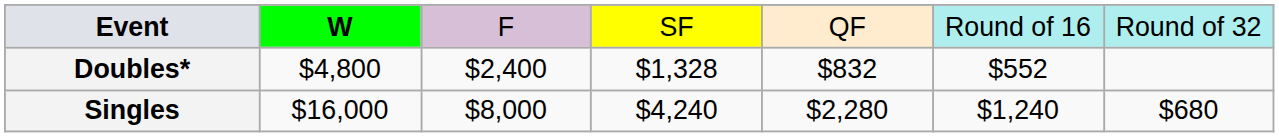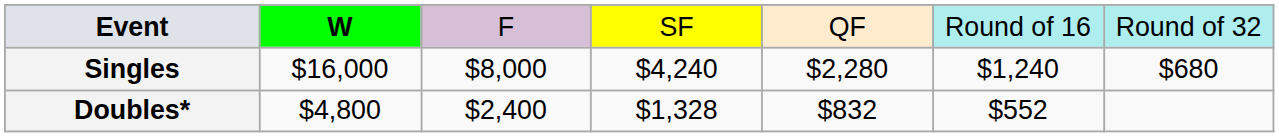rows swapped: (132, 111) <-> (132, 69)
